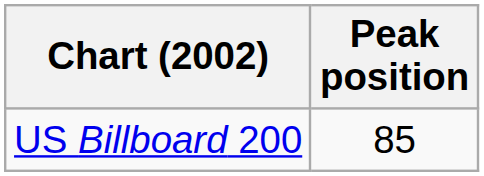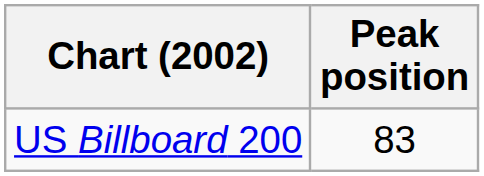(395, 139) 85 -> (395, 139) 83
